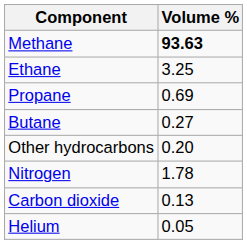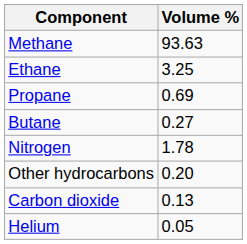(182, 43) bold -> (182, 43) normal
rows swapped: (81, 148) <-> (39, 174)
